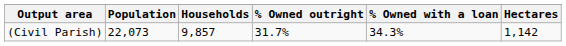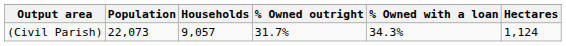(198, 32) 9,857 -> (198, 32) 9,057
(521, 32) 1,142 -> (521, 32) 1,124
